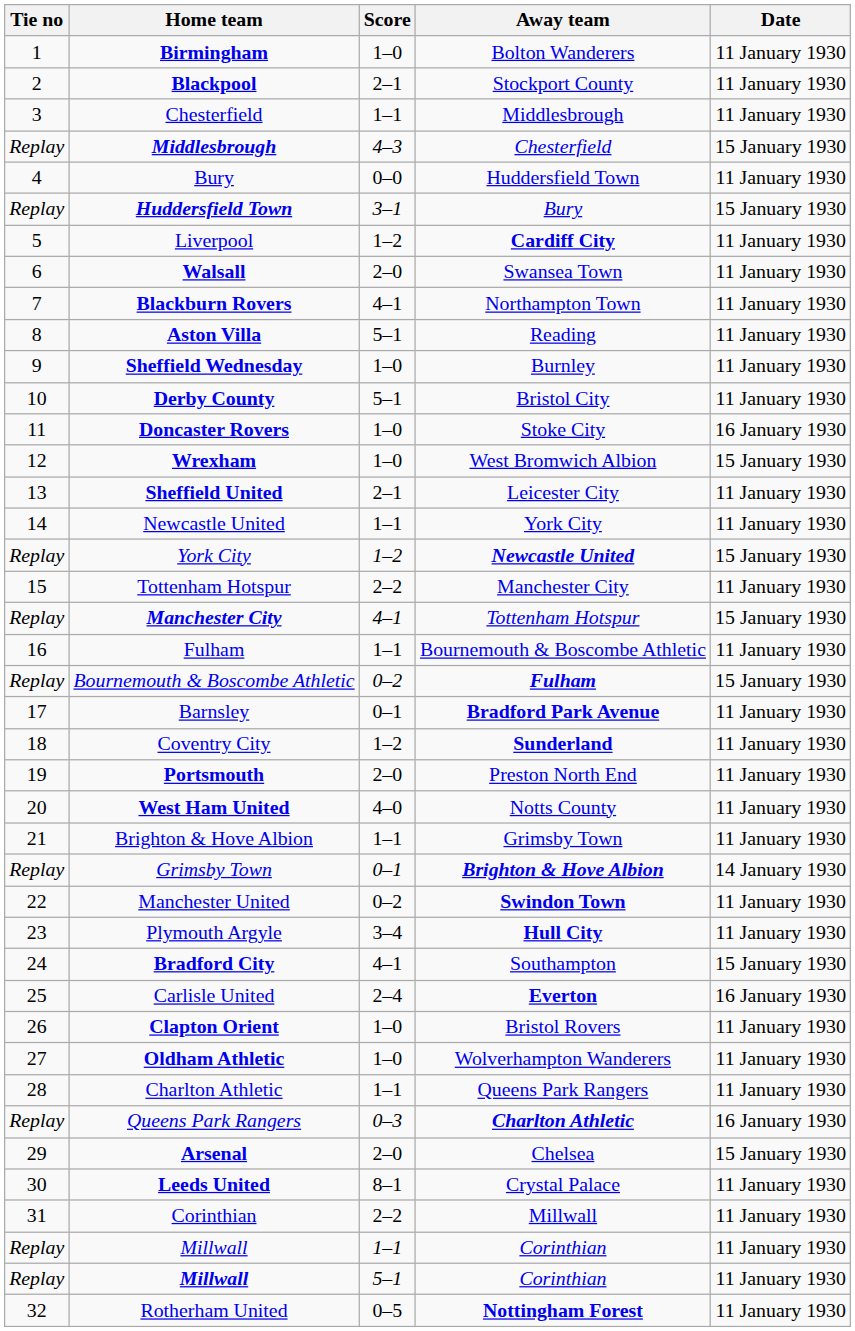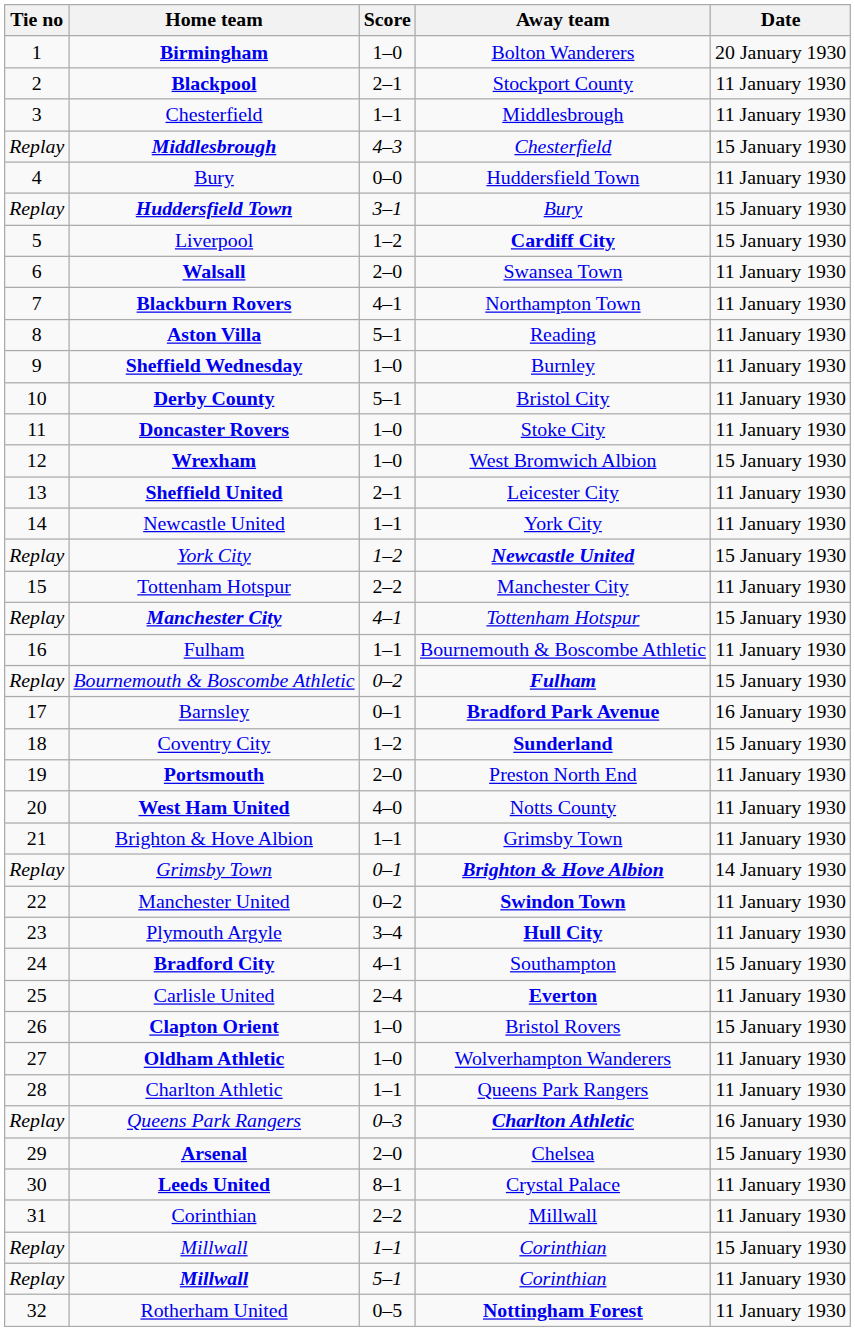(781, 51) 11 January 1930 -> (781, 51) 20 January 1930
(781, 240) 11 January 1930 -> (781, 240) 15 January 1930
(781, 429) 16 January 1930 -> (781, 429) 11 January 1930
(781, 712) 11 January 1930 -> (781, 712) 16 January 1930
(781, 743) 11 January 1930 -> (781, 743) 15 January 1930
(781, 995) 16 January 1930 -> (781, 995) 11 January 1930
(781, 1027) 11 January 1930 -> (781, 1027) 15 January 1930
(781, 1247) 11 January 1930 -> (781, 1247) 15 January 1930
